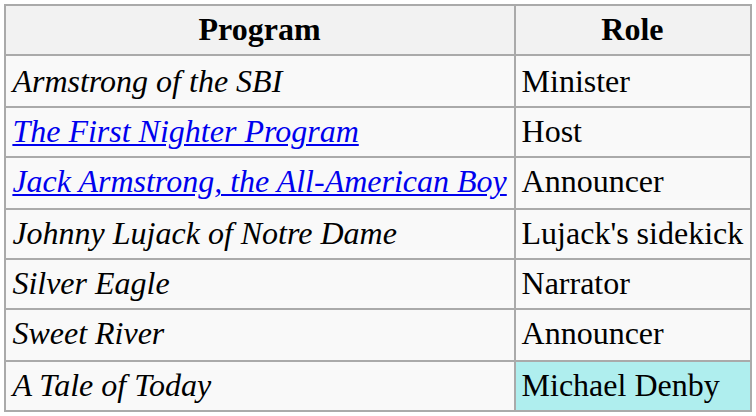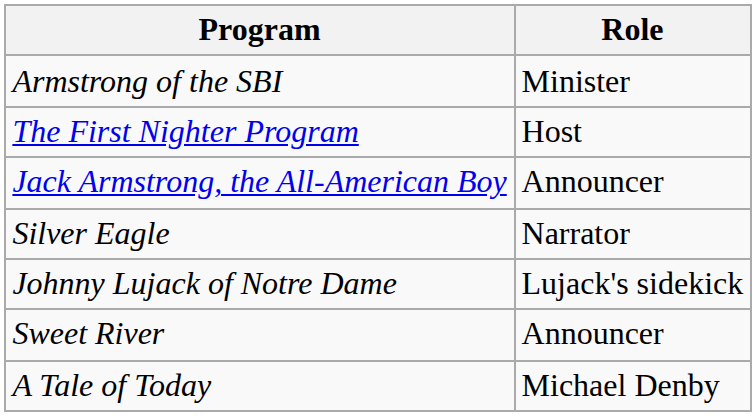rows swapped: (205, 232) <-> (91, 283)
(621, 385) paleturquoise background -> (621, 385) no background
